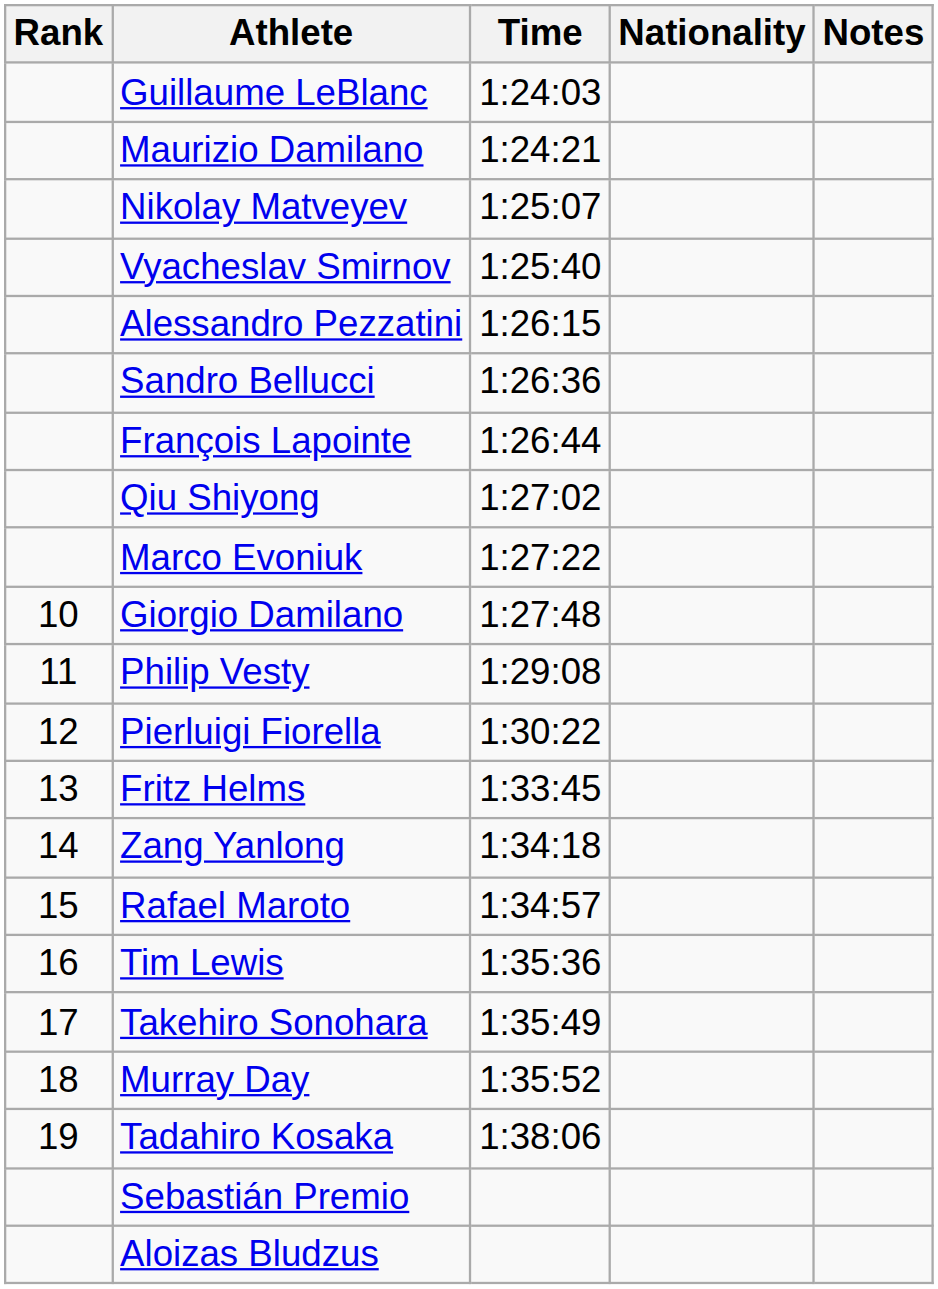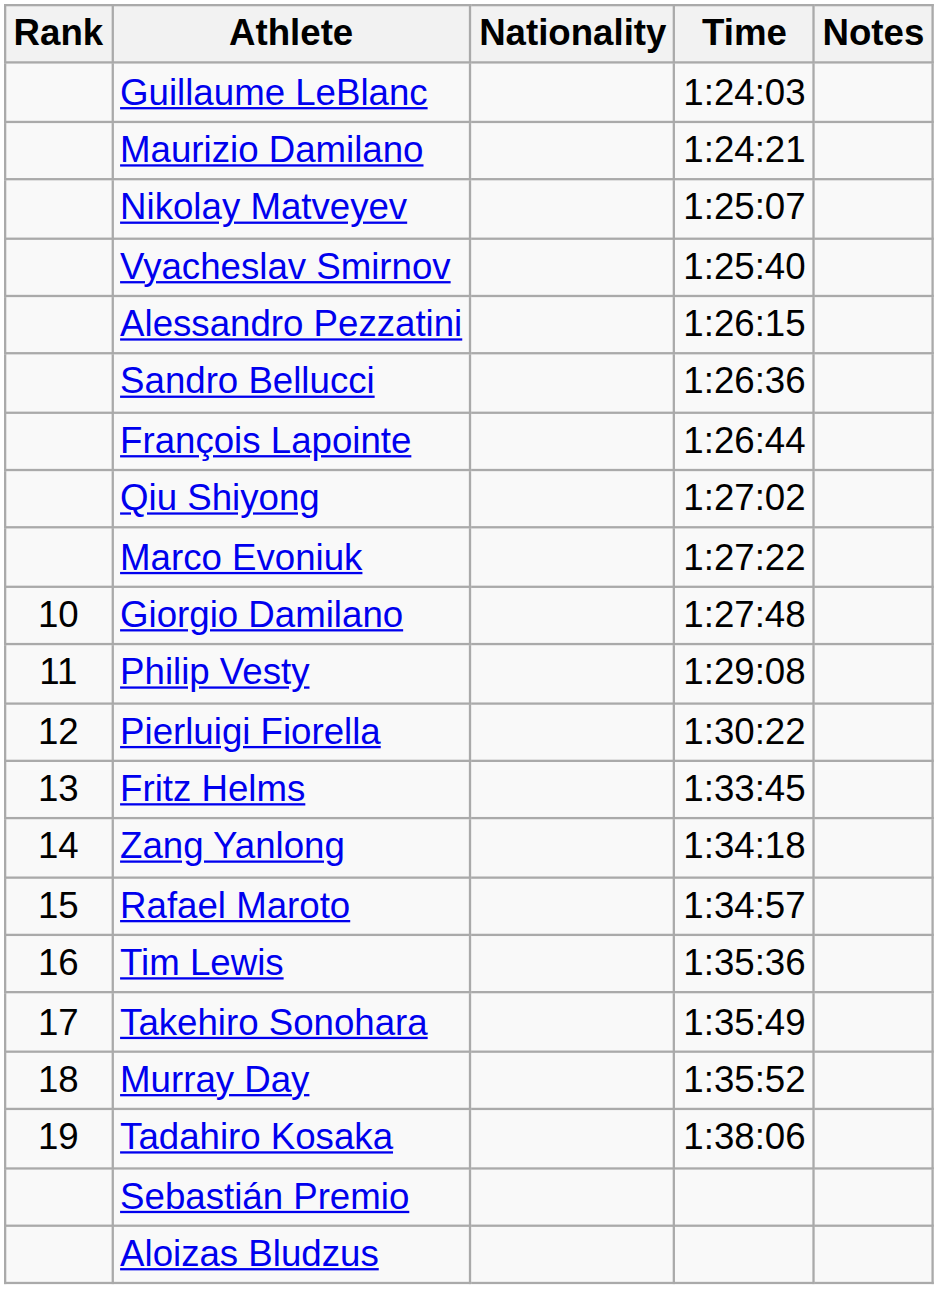columns swapped: (712, 33) <-> (540, 33)
